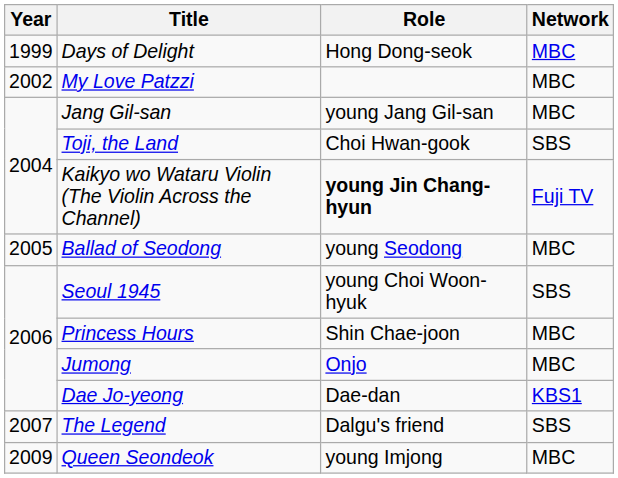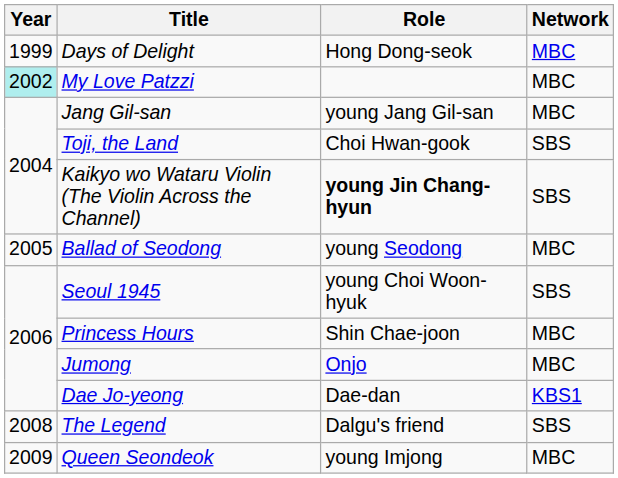(31, 81) no background -> (31, 81) paleturquoise background
(563, 196) Fuji TV -> (551, 196) SBS
(31, 426) 2007 -> (31, 426) 2008
